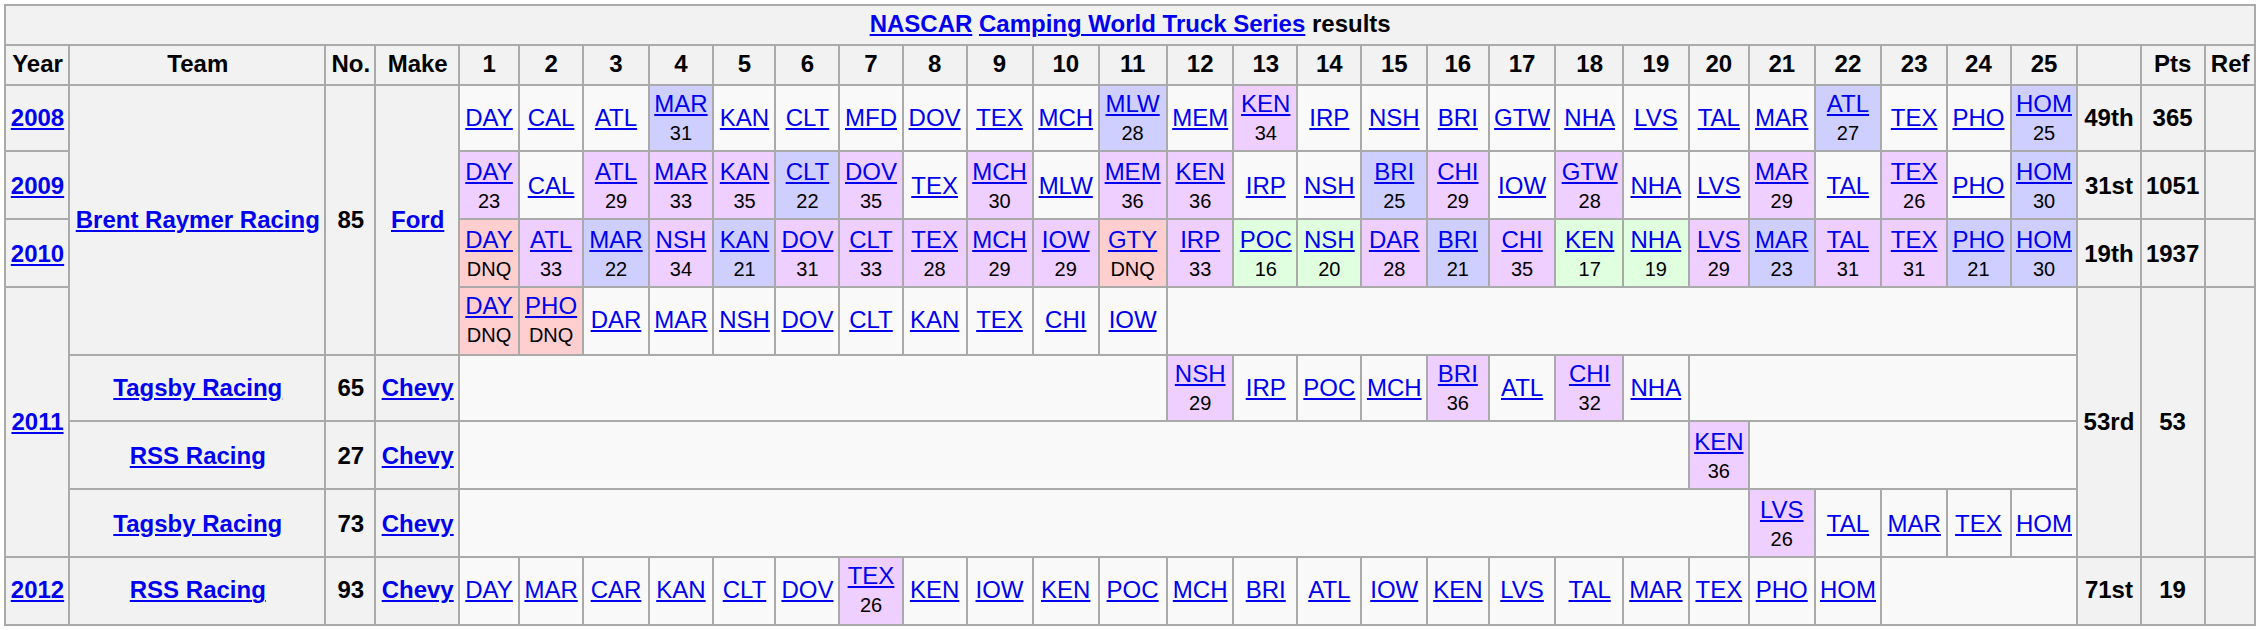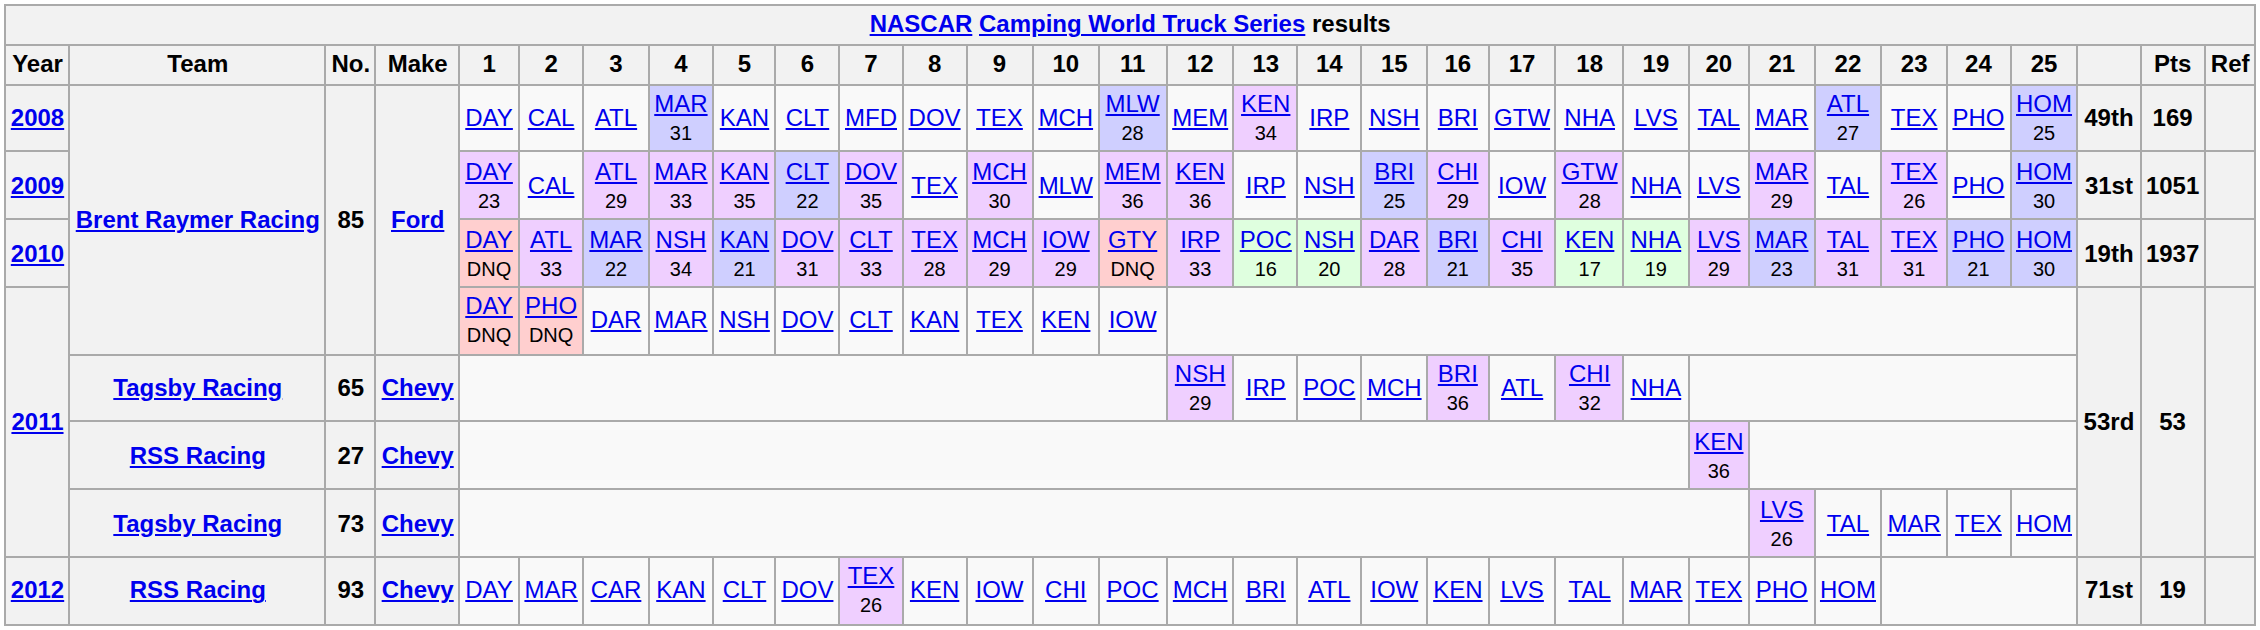(2173, 118) 365 -> (2173, 118) 169
(1066, 321) CHI -> (1066, 321) KEN
(1066, 591) KEN -> (1066, 591) CHI
